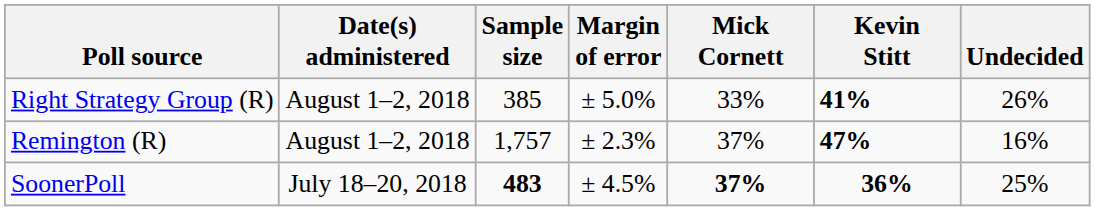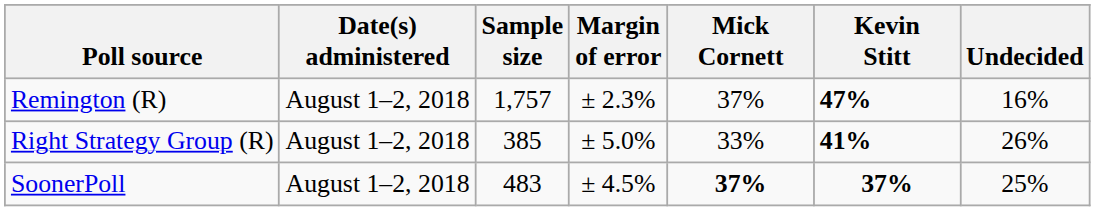rows swapped: (89, 141) <-> (142, 99)
(378, 184) July 18–20, 2018 -> (378, 184) August 1–2, 2018
(522, 184) bold -> (522, 184) normal
(887, 184) 36% -> (887, 184) 37%
